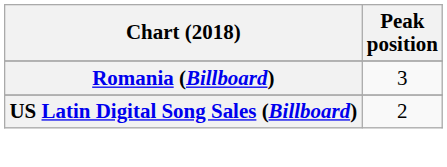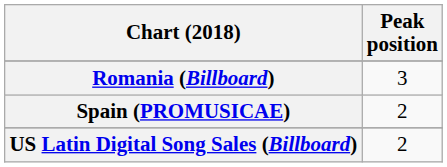+ row: (183, 111)
